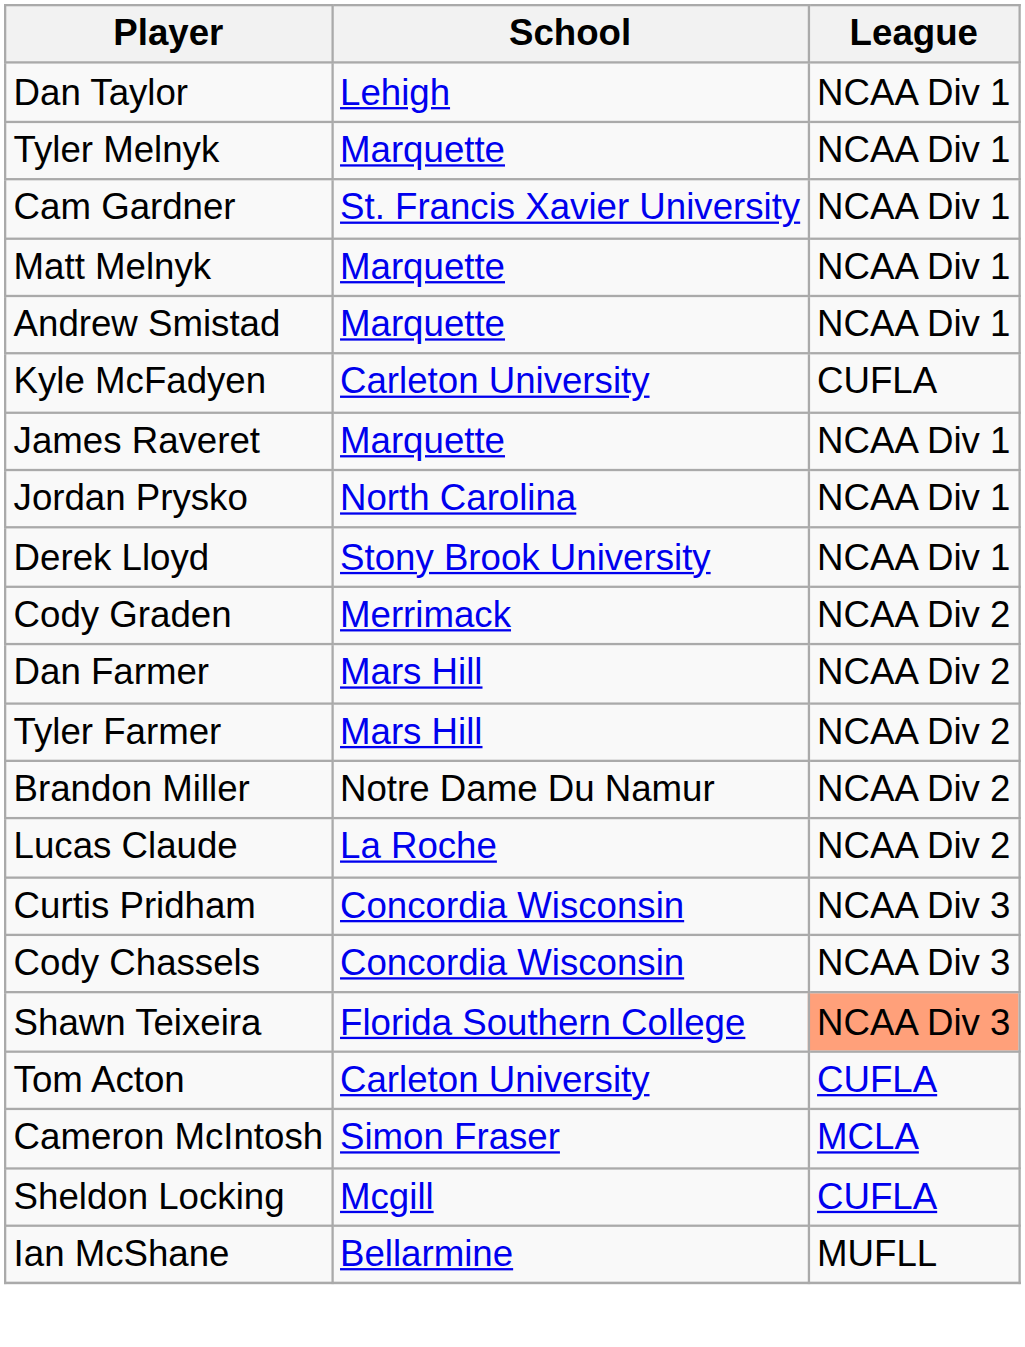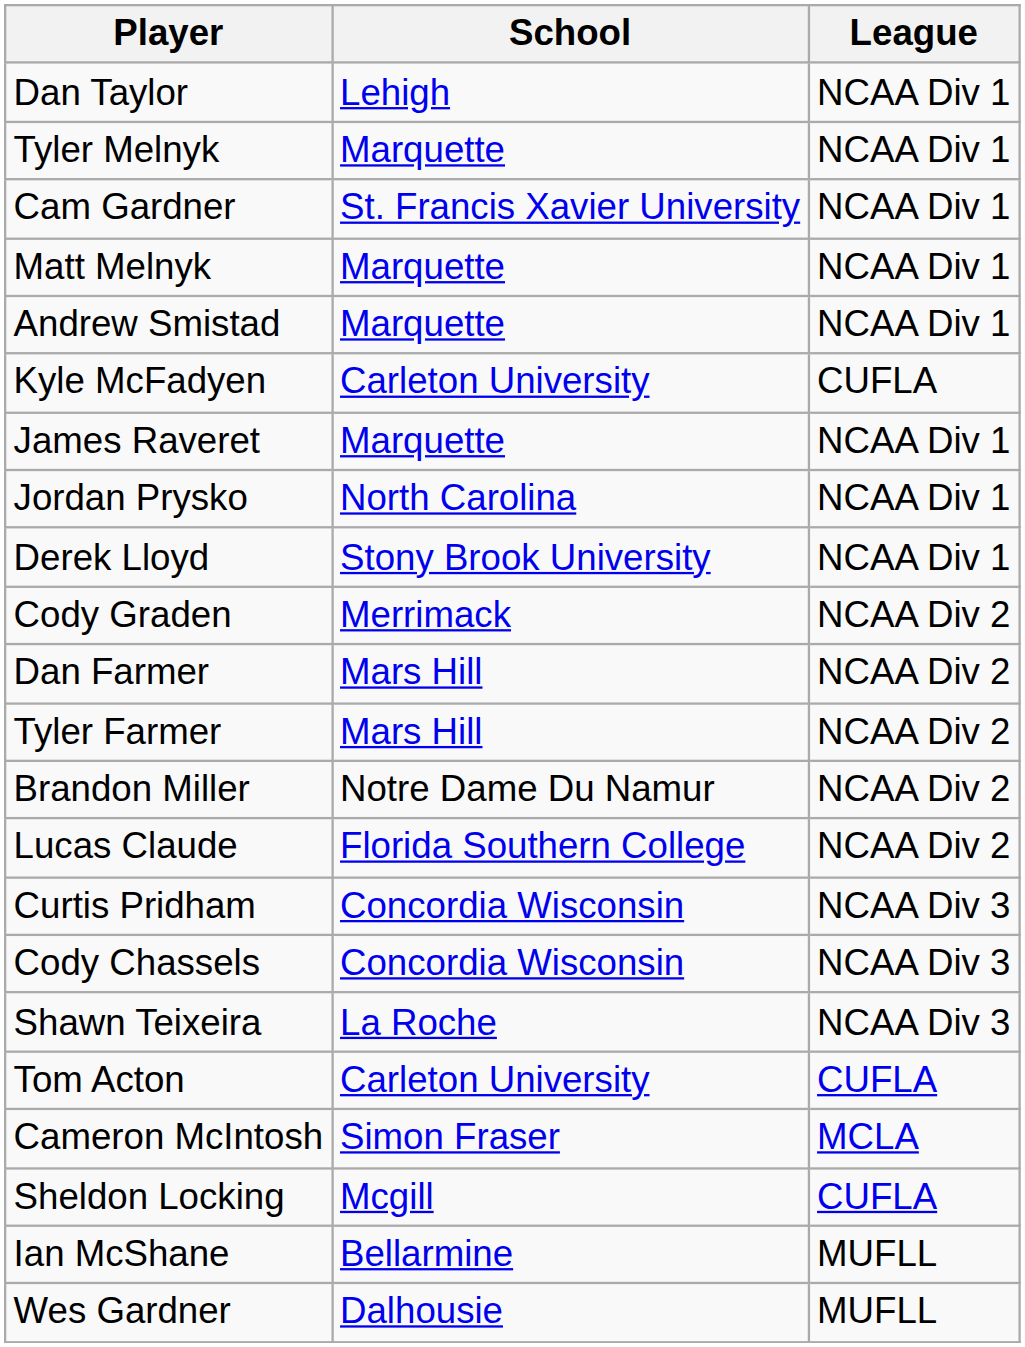(418, 847) La Roche -> (543, 847) Florida Southern College
(543, 1021) Florida Southern College -> (418, 1021) La Roche
(914, 1021) lightsalmon background -> (914, 1021) no background
+ row: (122, 1311)
